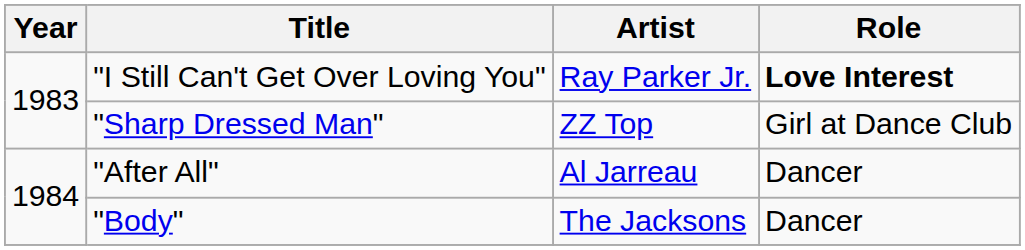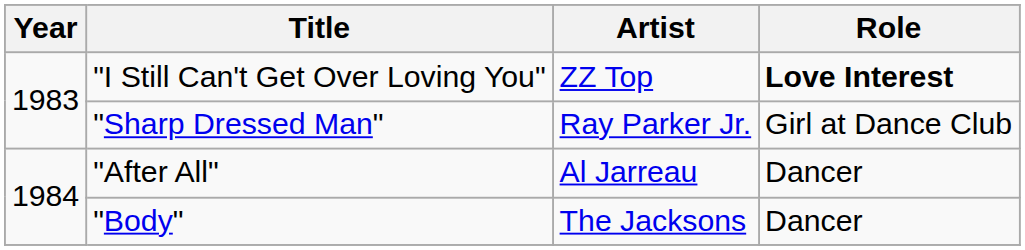(655, 76) Ray Parker Jr. -> (606, 76) ZZ Top
(606, 124) ZZ Top -> (655, 124) Ray Parker Jr.
